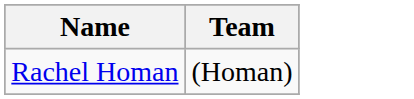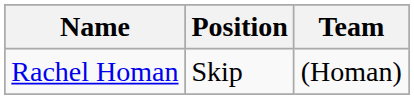+ column: (240, 26)
